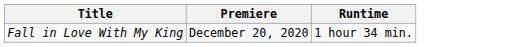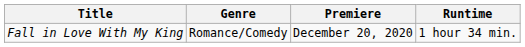+ column: (238, 14)
